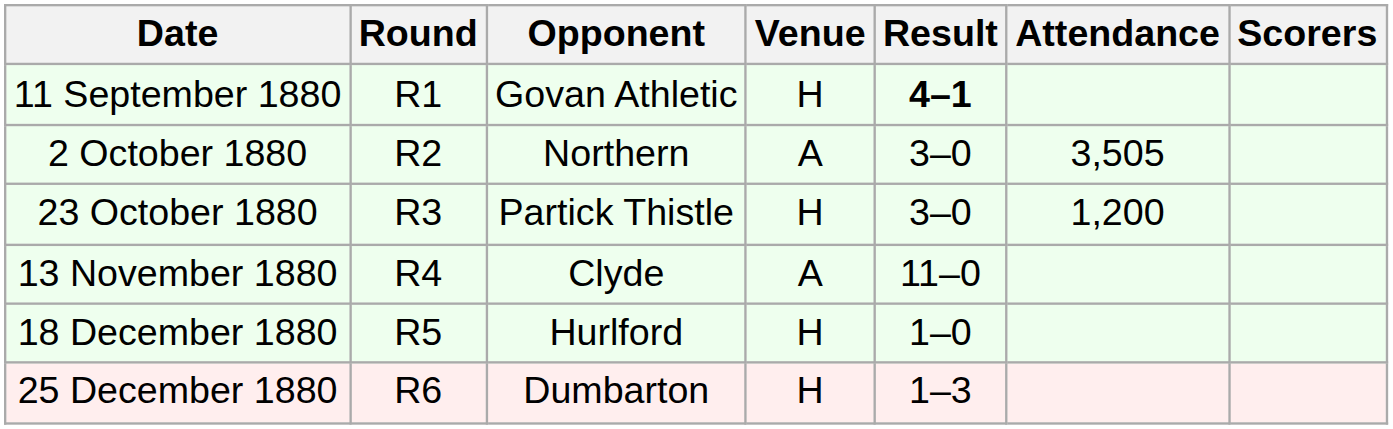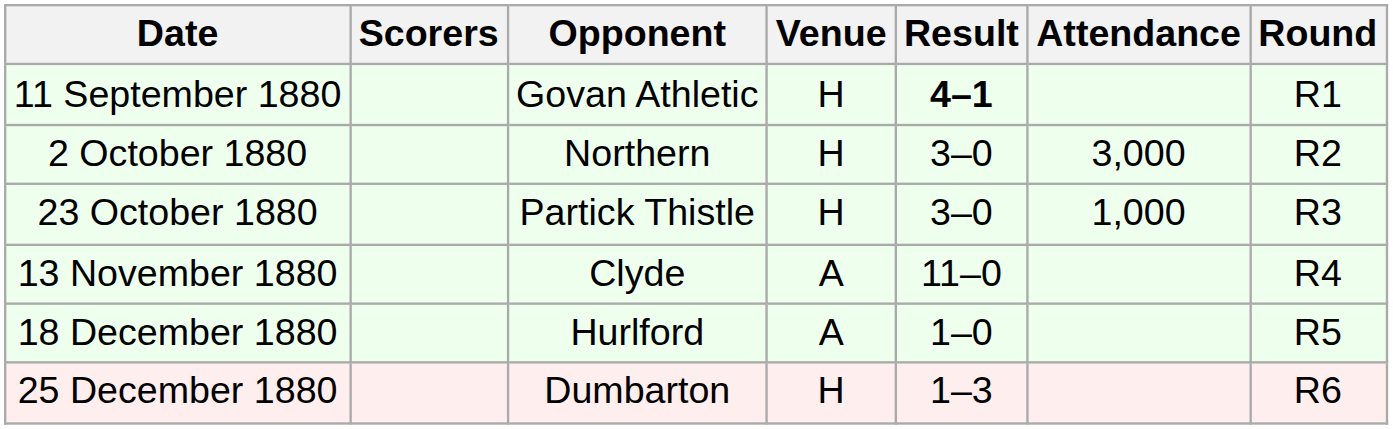columns swapped: (418, 34) <-> (1307, 34)
(810, 153) A -> (831, 153) H
(1118, 153) 3,505 -> (1139, 153) 3,000
(1118, 213) 1,200 -> (1139, 213) 1,000
(810, 332) H -> (831, 332) A
